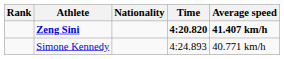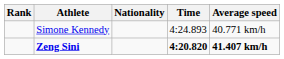rows swapped: (58, 29) <-> (73, 46)
